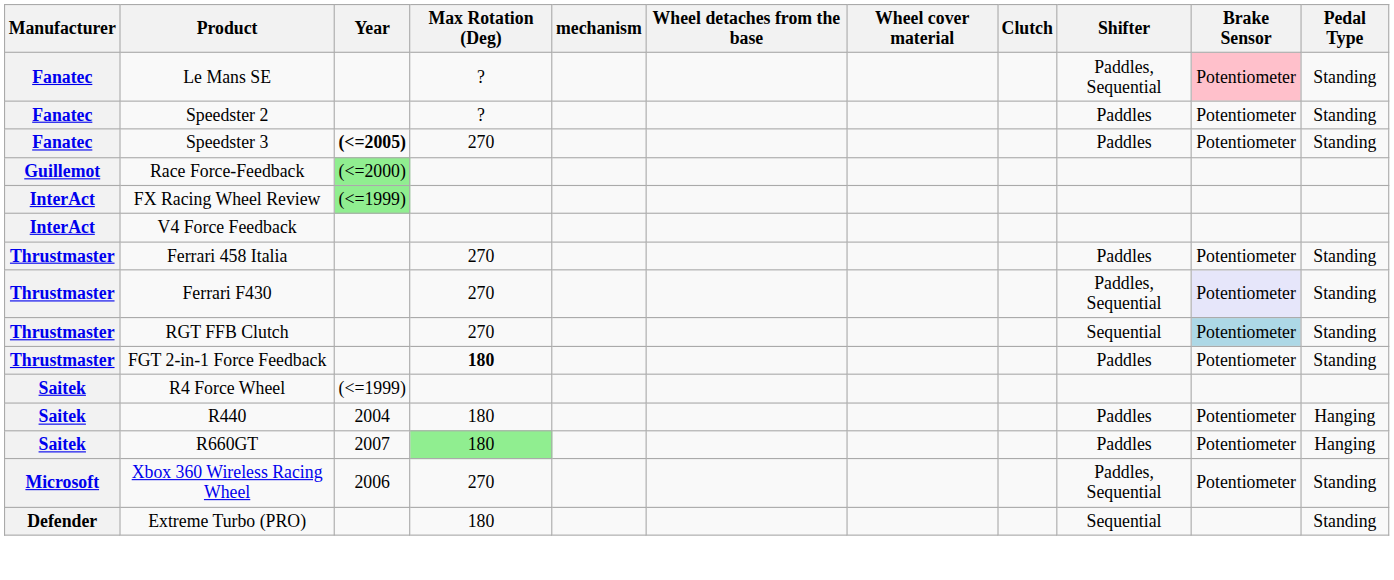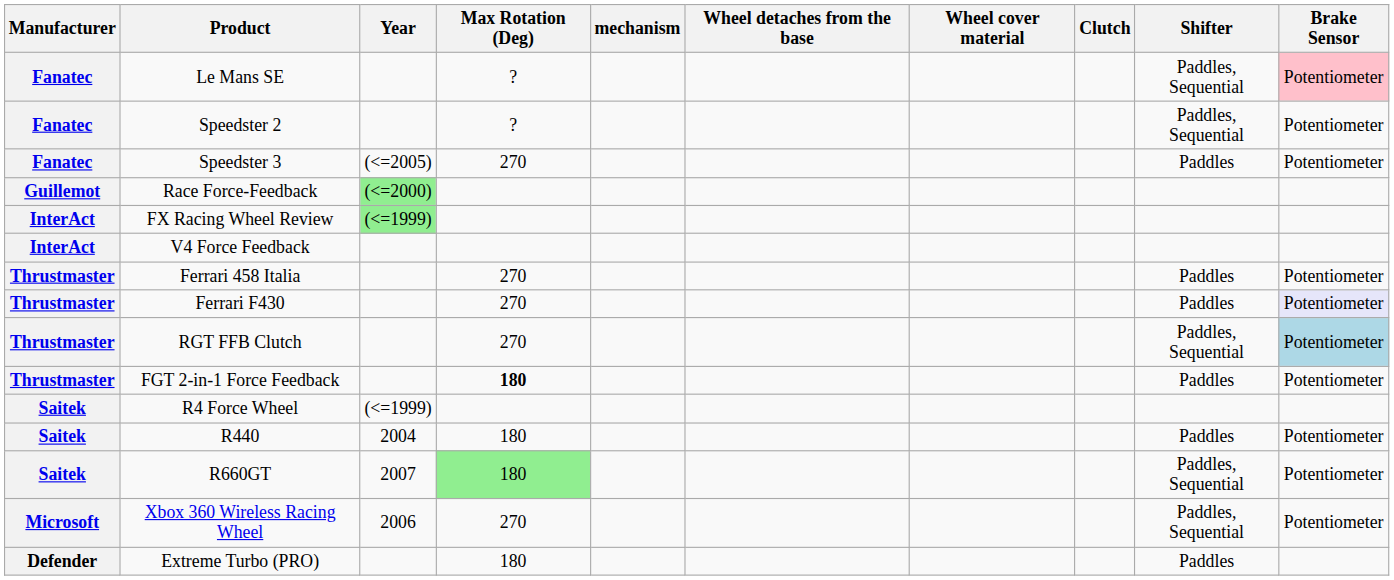- column: (1345, 28)
(1124, 114) Paddles -> (1207, 124) Paddles, Sequential
(372, 143) bold -> (398, 163) normal
(1124, 293) Paddles, Sequential -> (1207, 303) Paddles
(1124, 332) Sequential -> (1207, 342) Paddles, Sequential
(1124, 444) Paddles -> (1207, 474) Paddles, Sequential
(1124, 520) Sequential -> (1207, 560) Paddles
